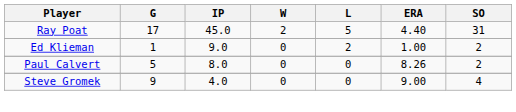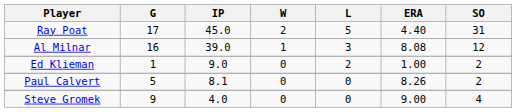+ row: (62, 47)
(218, 64) 8.0 -> (218, 82) 8.1
